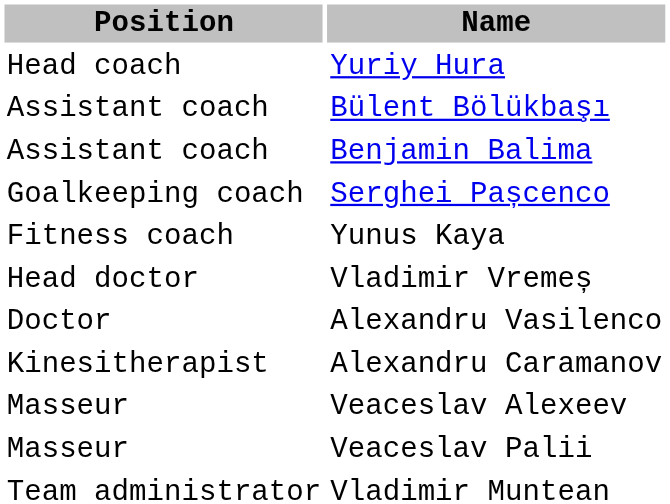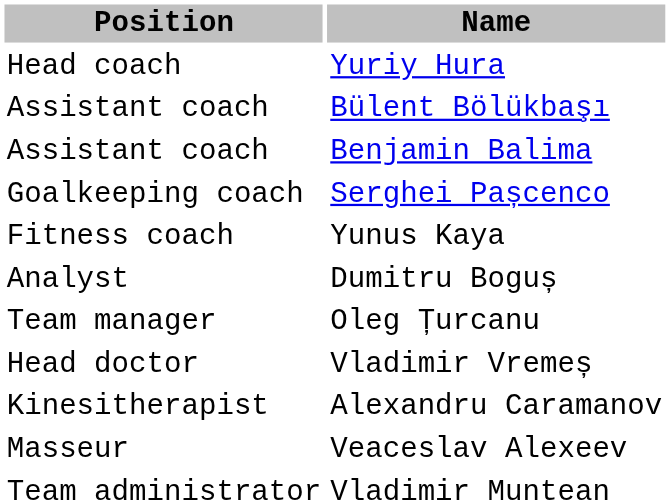+ row: (444, 279)
+ row: (435, 321)
- row: (496, 321)
- row: (461, 449)
